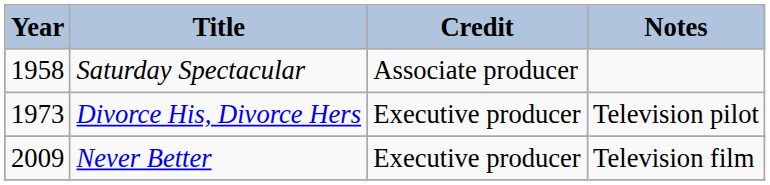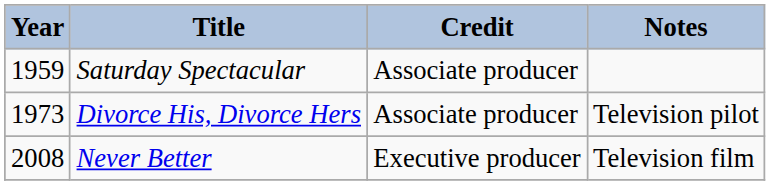(38, 70) 1958 -> (38, 70) 1959
(477, 114) Executive producer -> (476, 114) Associate producer
(38, 158) 2009 -> (38, 158) 2008
